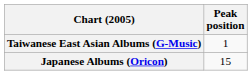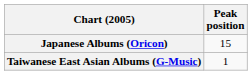rows swapped: (104, 61) <-> (104, 43)
